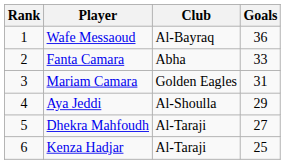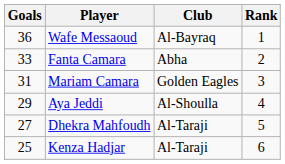columns swapped: (24, 15) <-> (260, 15)
